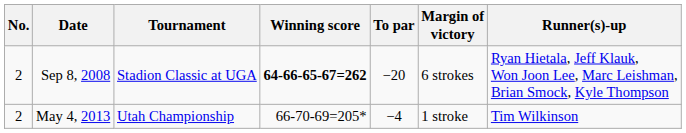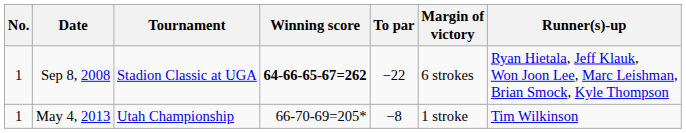(19, 75) 2 -> (19, 75) 1
(394, 75) −20 -> (394, 75) −22
(19, 116) 2 -> (19, 116) 1
(394, 116) −4 -> (394, 116) −8
